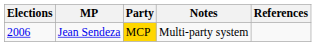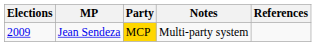(19, 32) 2006 -> (19, 32) 2009
